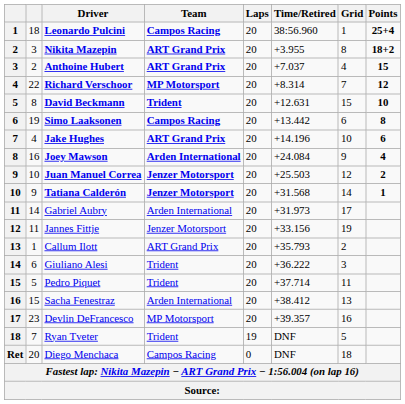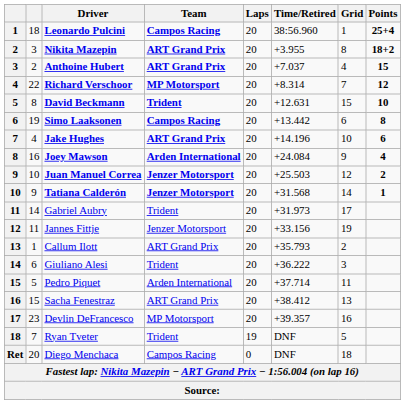(189, 210) Arden International -> (163, 210) Trident
(163, 282) Trident -> (189, 282) Arden International
(189, 300) Arden International -> (183, 300) ART Grand Prix
